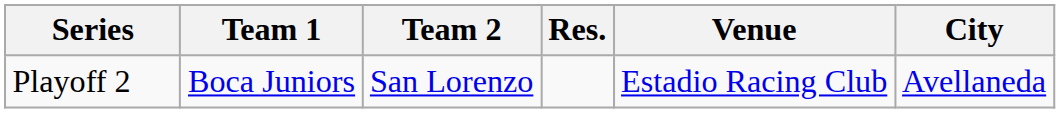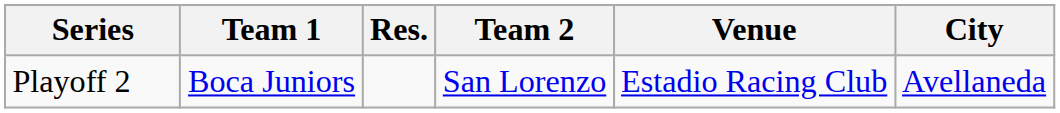columns swapped: (577, 30) <-> (452, 30)
